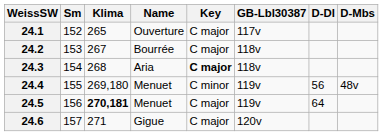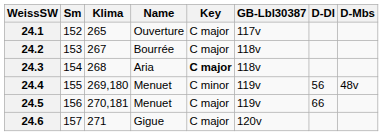(108, 103) bold -> (108, 103) normal
(318, 103) 64 -> (318, 103) 66
